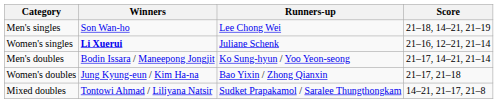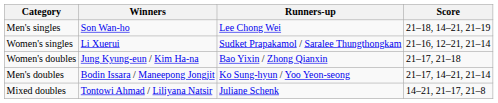(102, 43) bold -> (100, 43) normal
(249, 43) Juliane Schenk -> (310, 43) Sudket Prapakamol / Saralee Thungthongkam
rows swapped: (35, 59) <-> (41, 75)
(310, 91) Sudket Prapakamol / Saralee Thungthongkam -> (249, 91) Juliane Schenk
